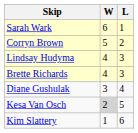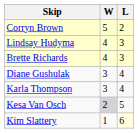- row: (29, 27)
+ row: (39, 89)
(122, 120) no background -> (122, 120) lightyellow background
